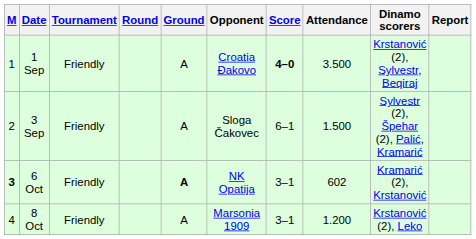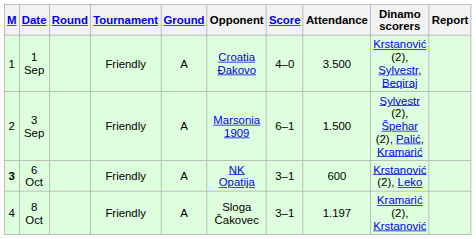columns swapped: (84, 20) <-> (140, 20)
(285, 64) bold -> (285, 64) normal
(237, 126) Sloga Čakovec -> (237, 126) Marsonia 1909
(184, 182) bold -> (184, 176) normal
(337, 182) 602 -> (337, 176) 600
(400, 182) Kramarić (2), Krstanović -> (400, 176) Krstanović (2), Leko
(237, 220) Marsonia 1909 -> (237, 213) Sloga Čakovec
(337, 220) 1.200 -> (337, 213) 1.197
(400, 220) Krstanović (2), Leko -> (400, 213) Kramarić (2), Krstanović
